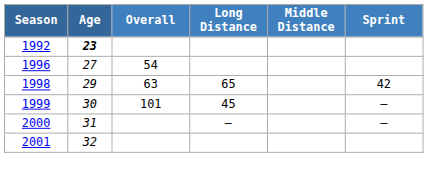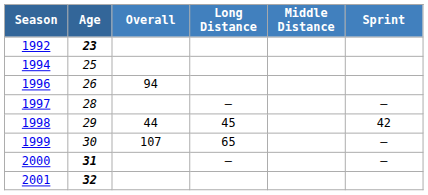+ row: (36, 66)
(90, 66) 27 -> (90, 85) 26
(151, 66) 54 -> (151, 85) 94
+ row: (36, 104)
(151, 85) 63 -> (151, 124) 44
(228, 85) 65 -> (228, 124) 45
(151, 104) 101 -> (151, 143) 107
(228, 104) 45 -> (228, 143) 65
(90, 124) normal -> (90, 162) bold
(90, 143) normal -> (90, 181) bold
